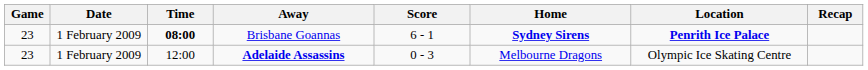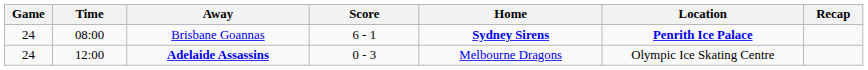- column: (99, 14)
(27, 34) 23 -> (28, 34) 24
(180, 34) bold -> (89, 34) normal
(27, 55) 23 -> (28, 55) 24
